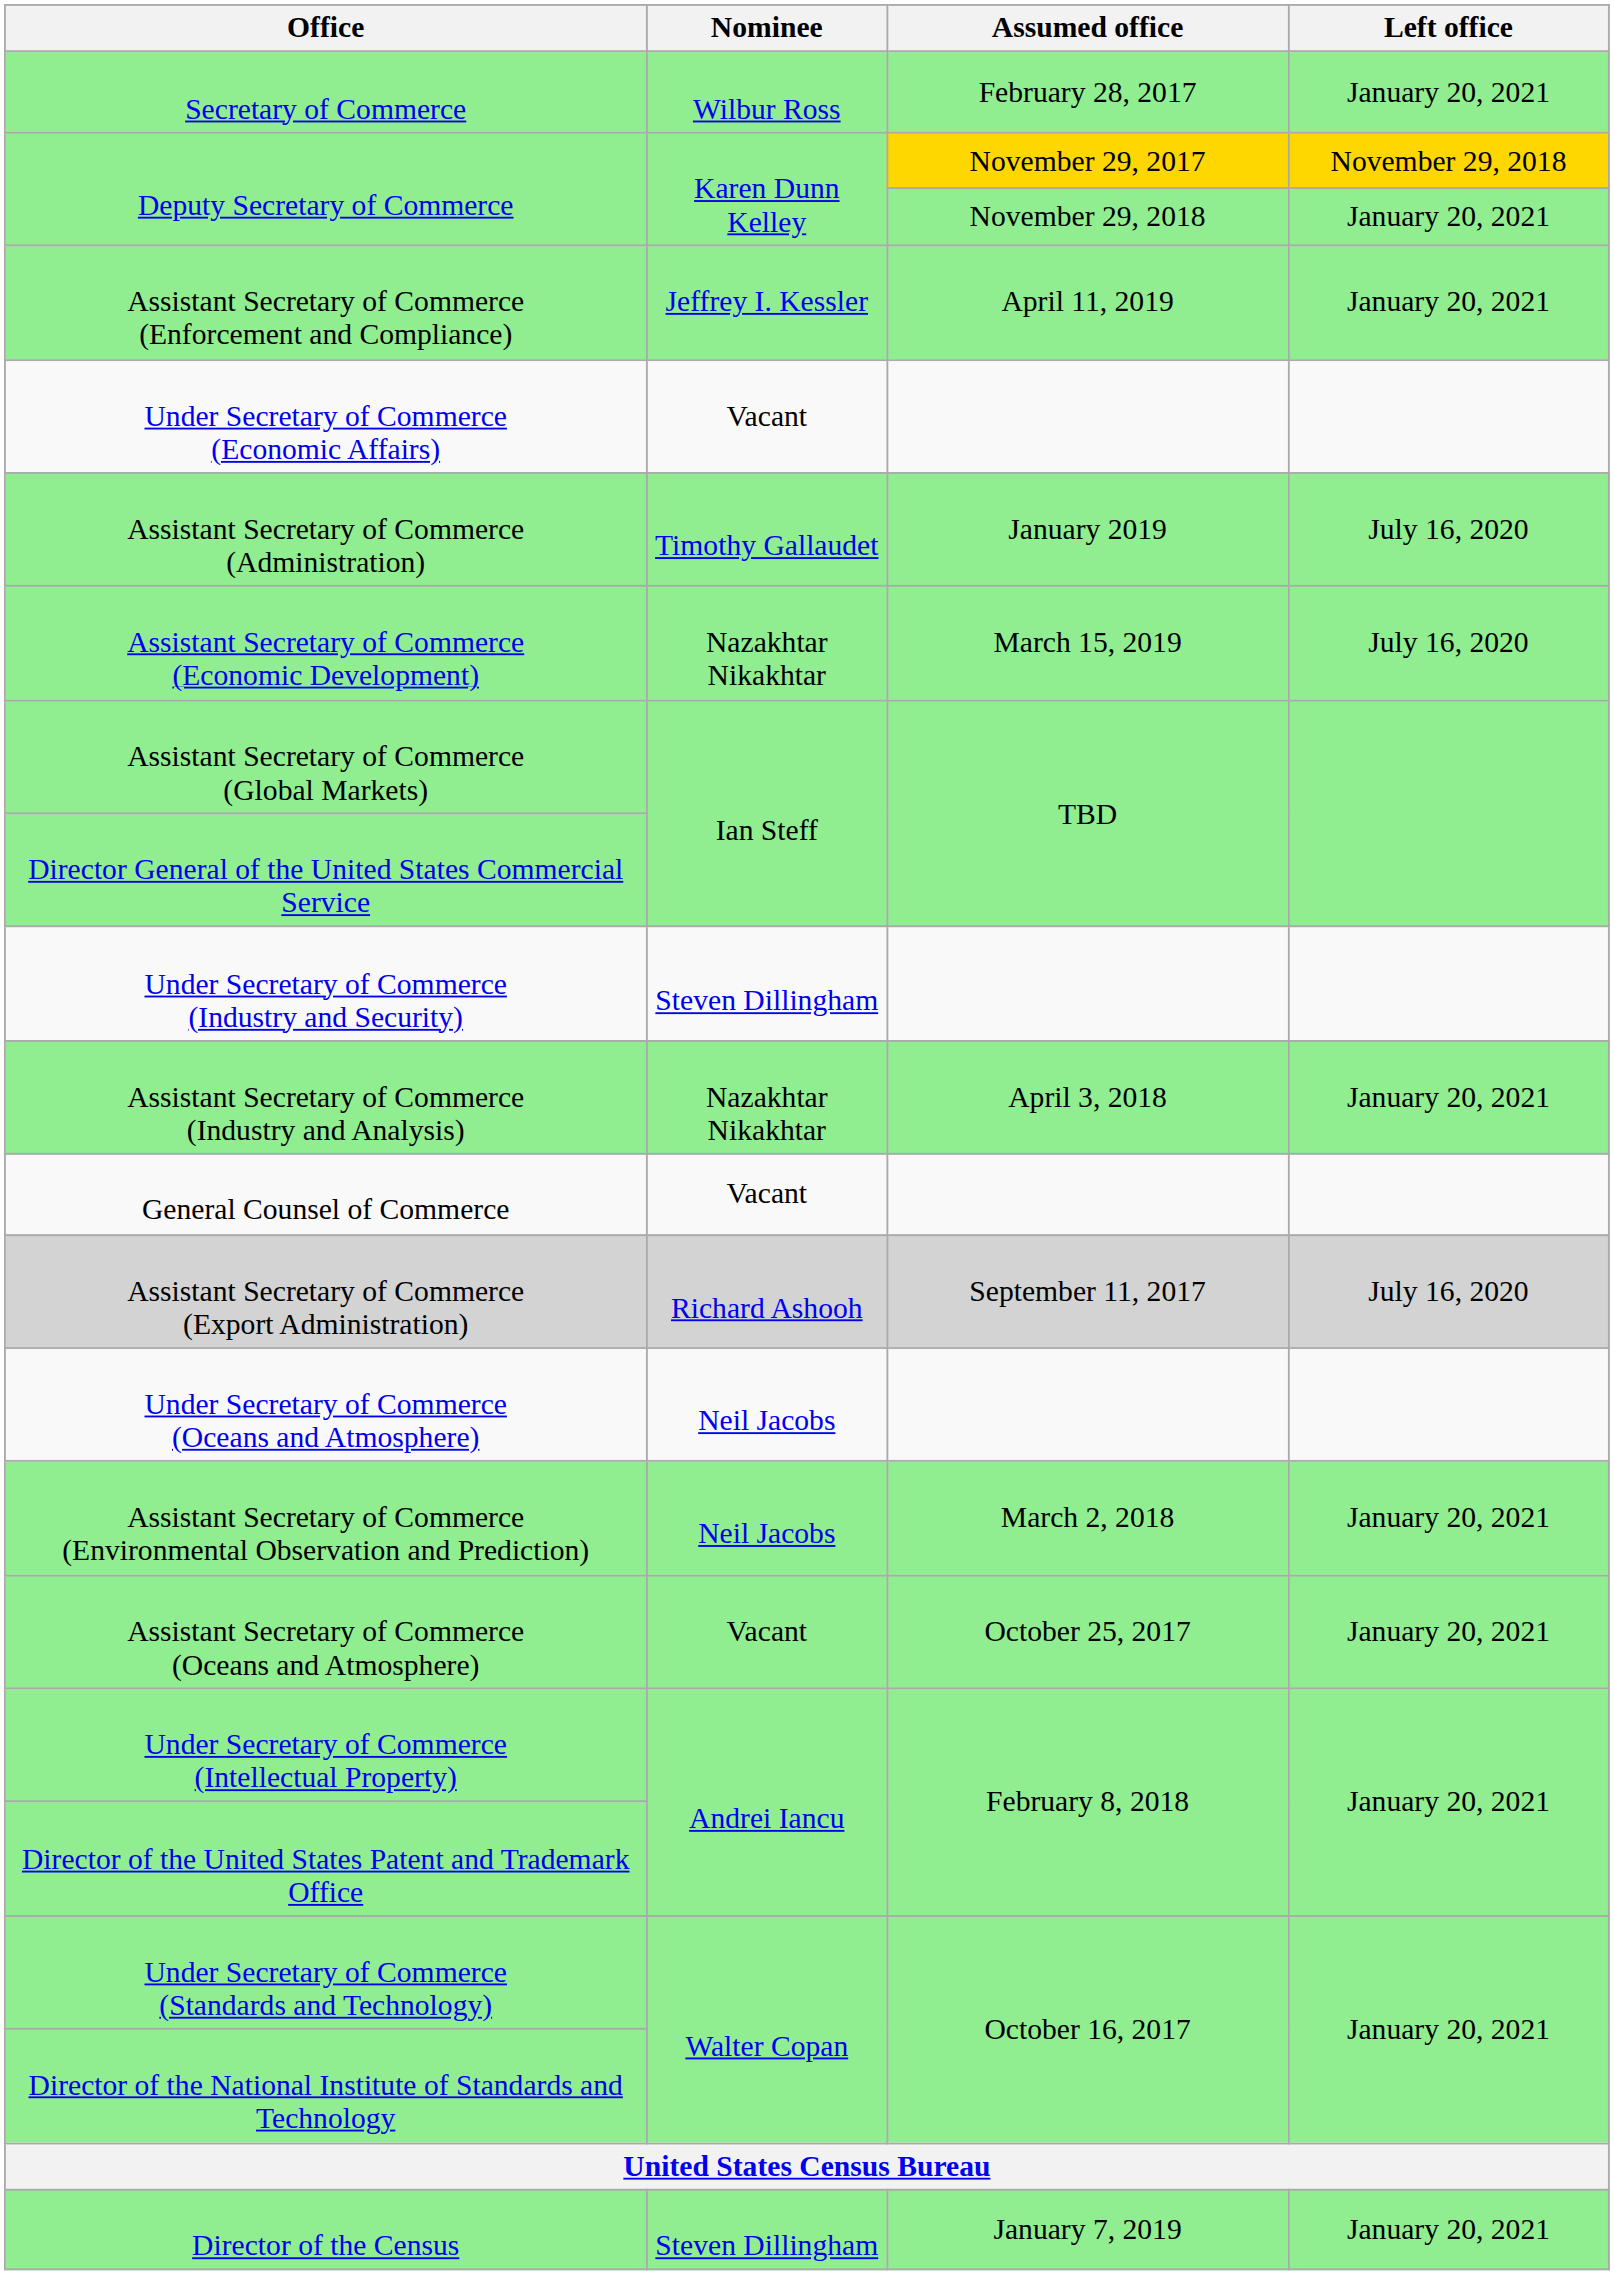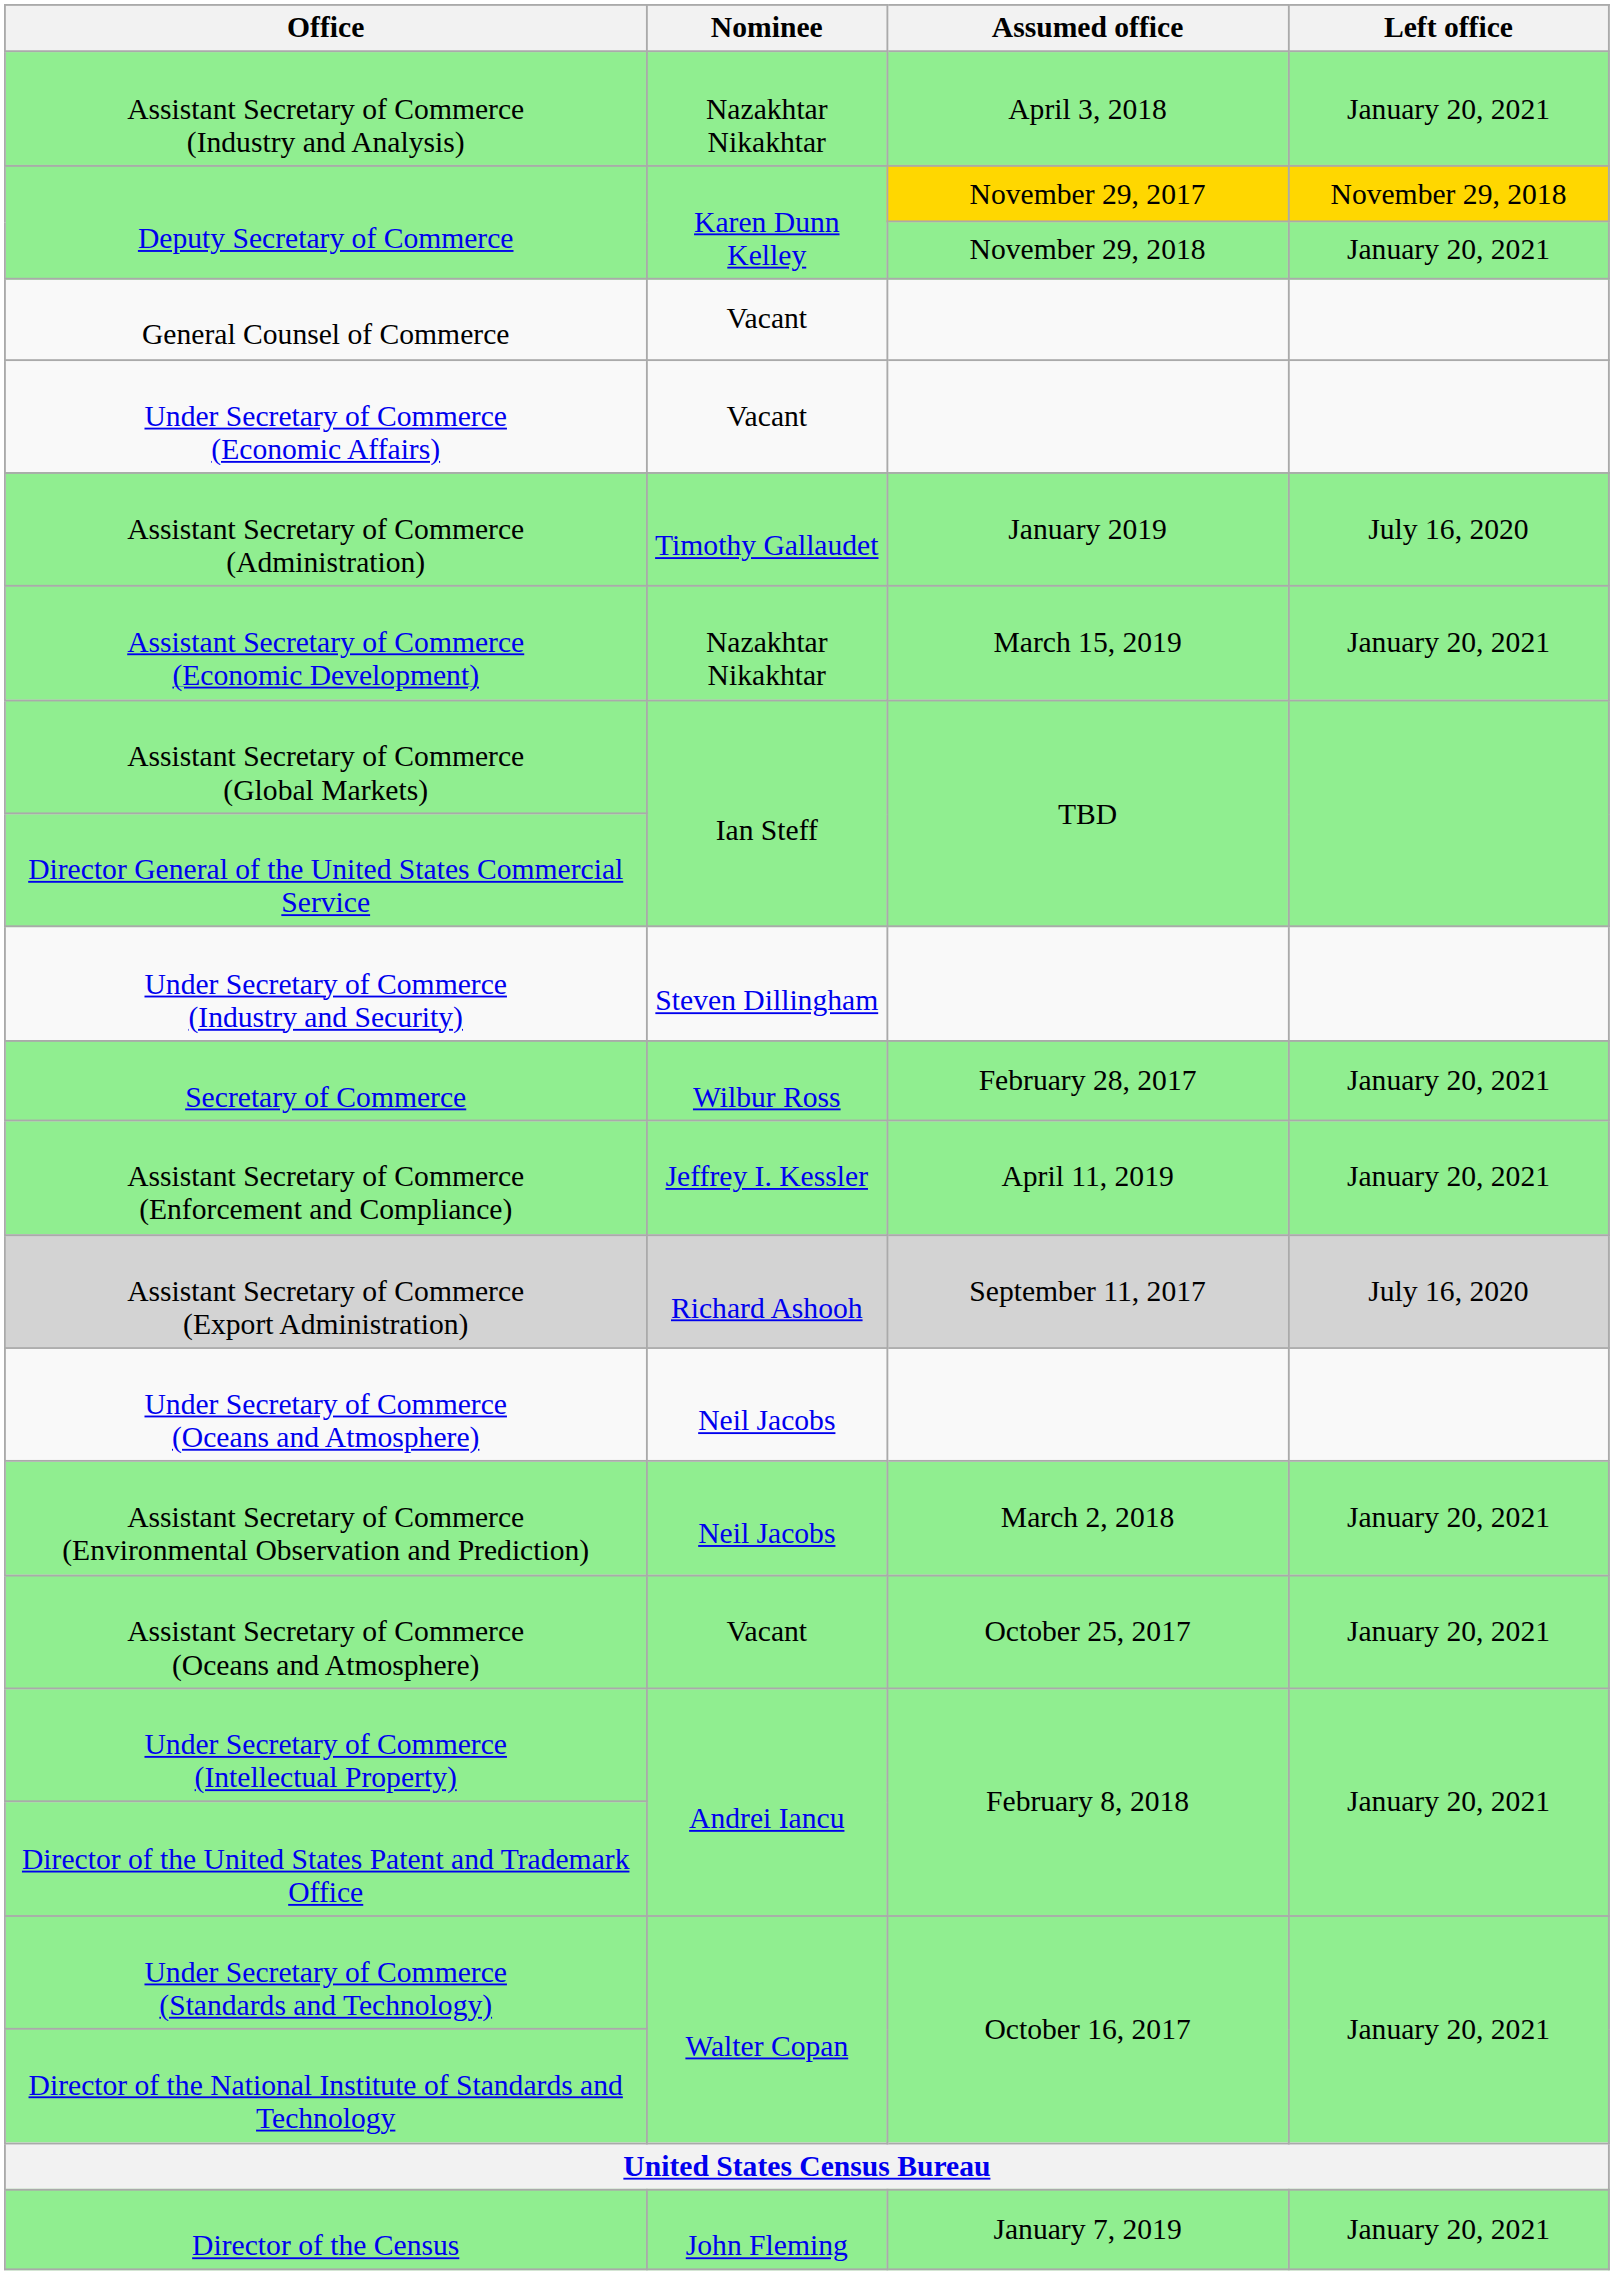rows swapped: (326, 108) <-> (326, 1113)
rows swapped: (326, 1210) <-> (326, 318)
(1448, 642) July 16, 2020 -> (1448, 642) January 20, 2021
(767, 2245) Steven Dillingham -> (767, 2245) John Fleming
